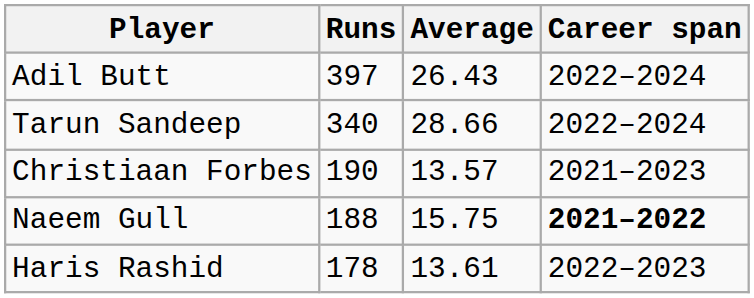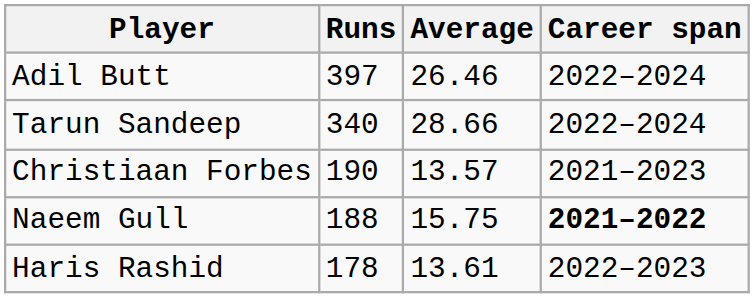(454, 77) 26.43 -> (454, 77) 26.46
